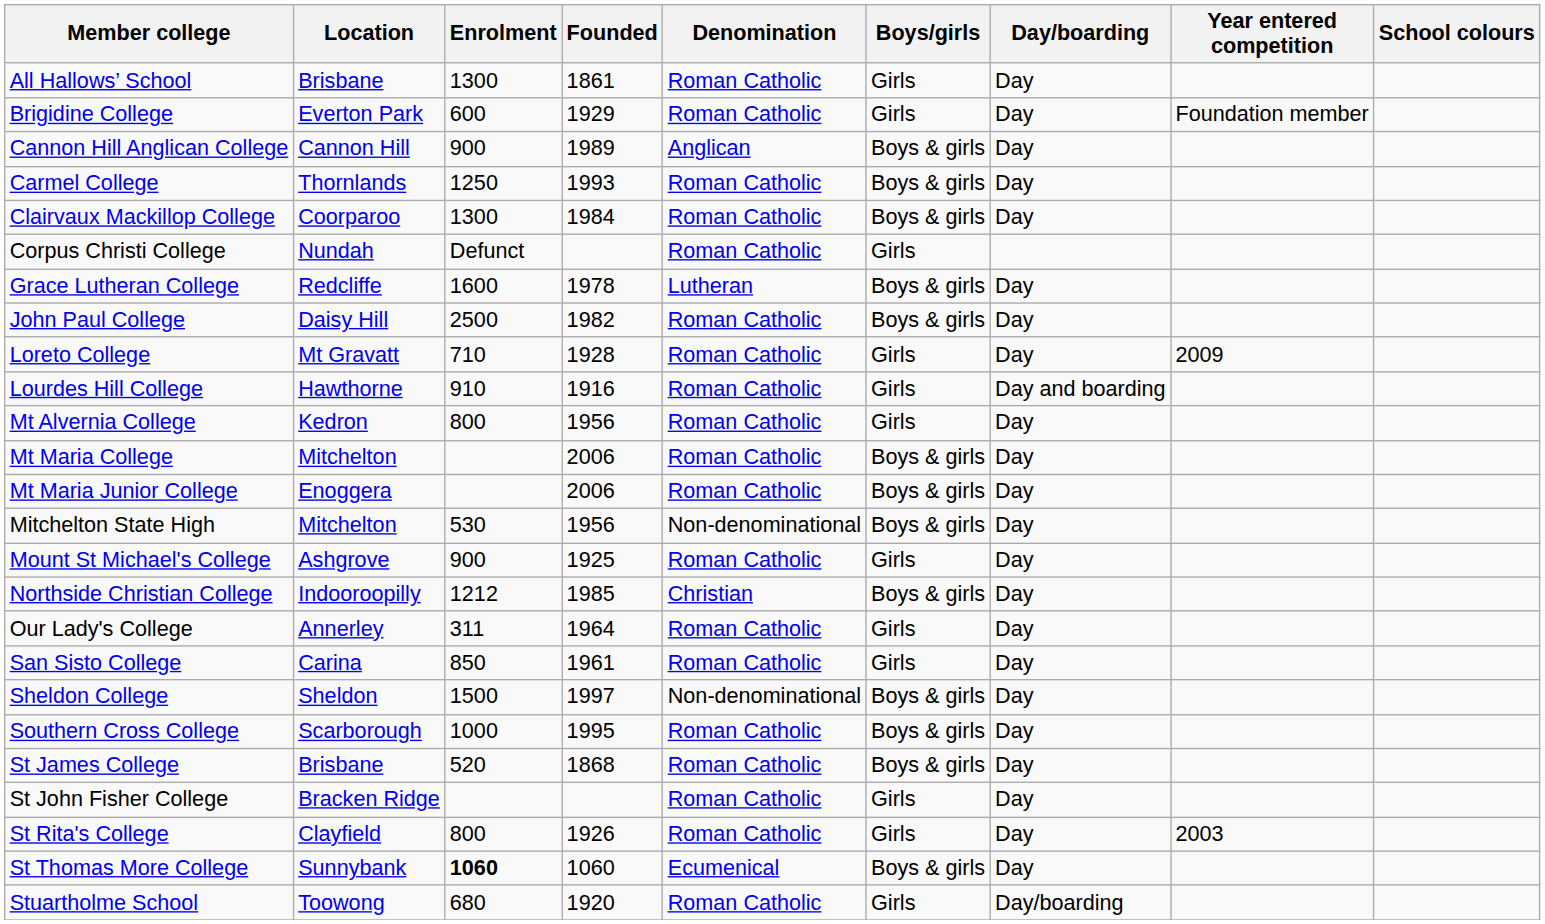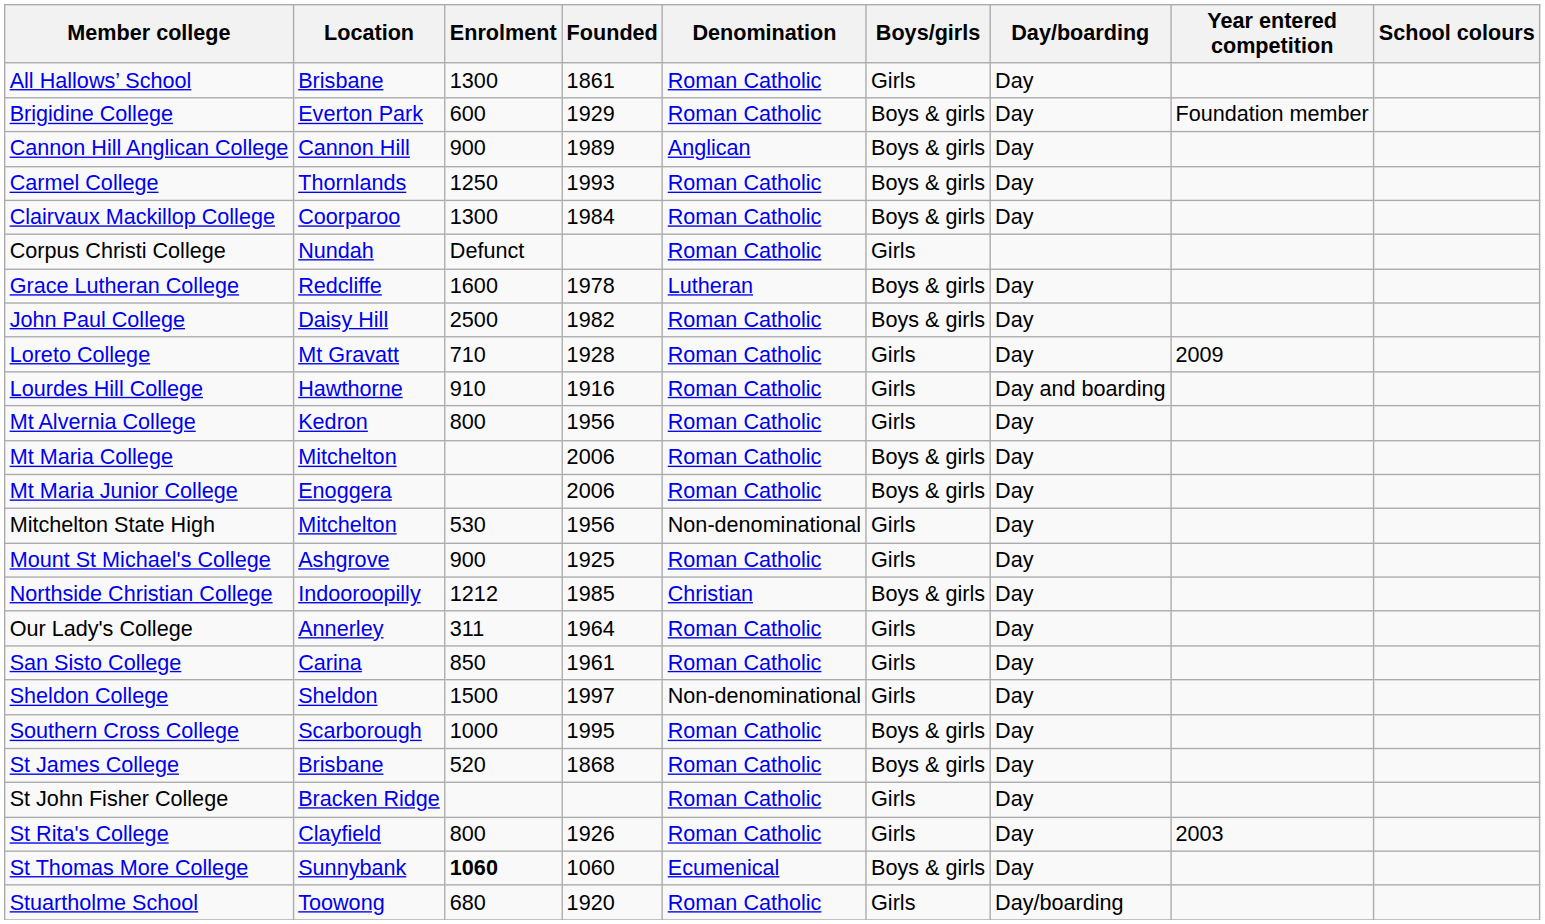(893, 114) Girls -> (928, 114) Boys & girls
(928, 525) Boys & girls -> (893, 525) Girls
(928, 696) Boys & girls -> (893, 696) Girls
